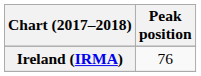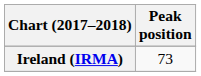(165, 58) 76 -> (165, 58) 73
